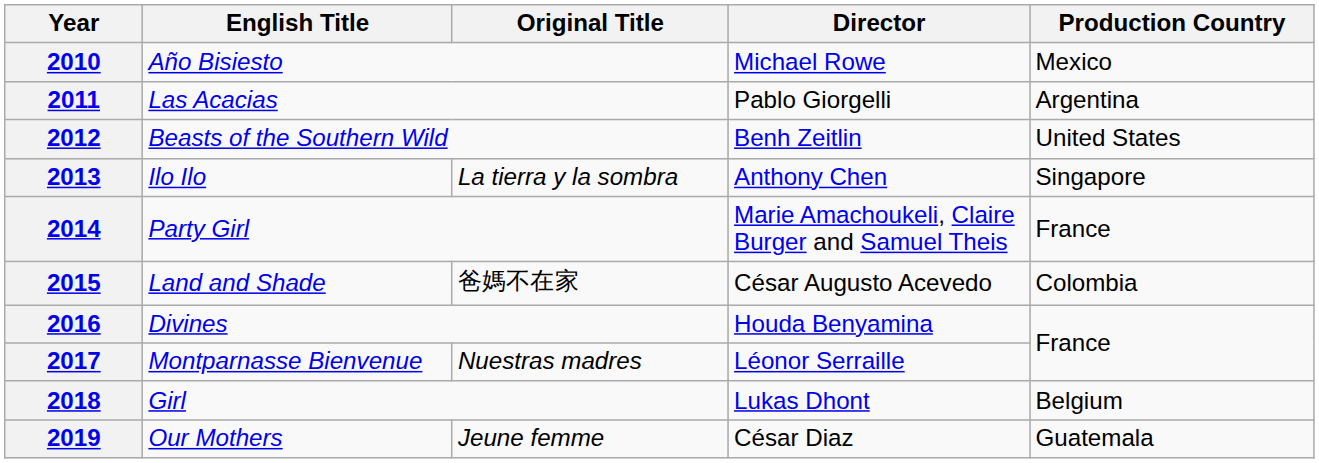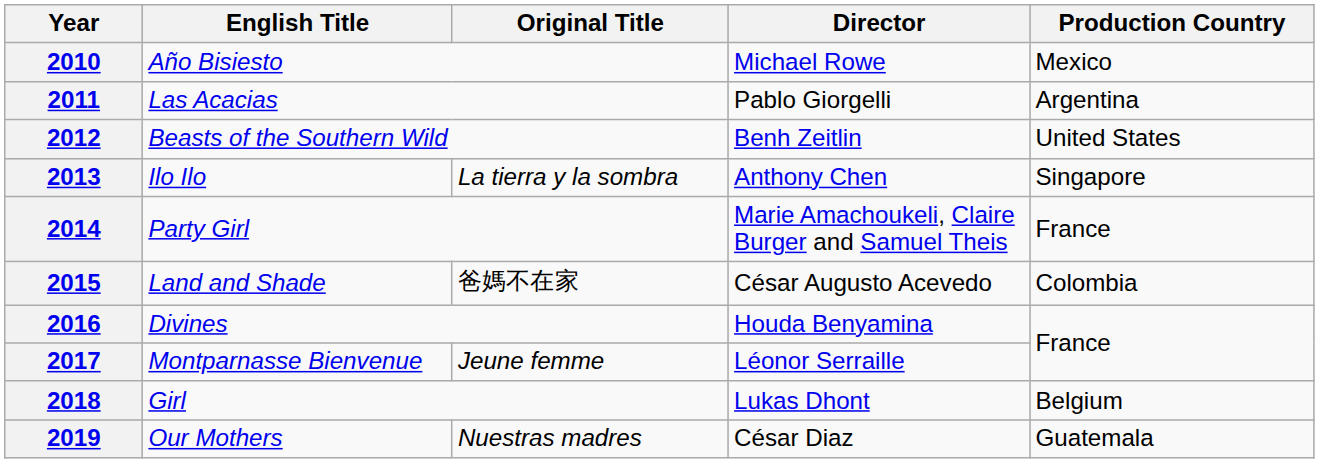(550, 361) Nuestras madres -> (531, 361) Jeune femme
(531, 438) Jeune femme -> (550, 438) Nuestras madres
